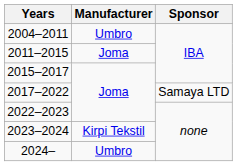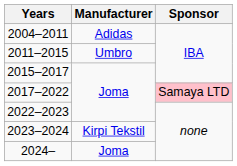(114, 33) Umbro -> (114, 33) Adidas
(114, 53) Joma -> (114, 53) Umbro
(194, 92) no background -> (194, 92) pink background
(114, 151) Umbro -> (114, 151) Joma
